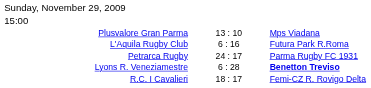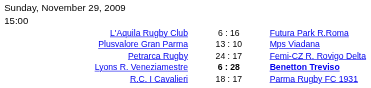rows swapped: (143, 33) <-> (149, 44)
(314, 56) Parma Rugby FC 1931 -> (318, 56) Femi-CZ R. Rovigo Delta
(229, 67) normal -> (229, 67) bold
(318, 79) Femi-CZ R. Rovigo Delta -> (314, 79) Parma Rugby FC 1931
